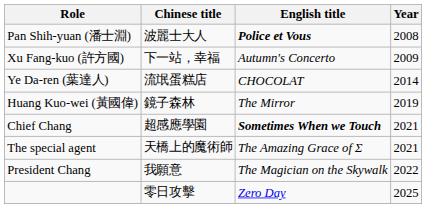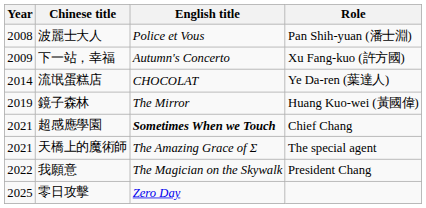columns swapped: (406, 14) <-> (73, 14)
(275, 35) bold -> (169, 35) normal
